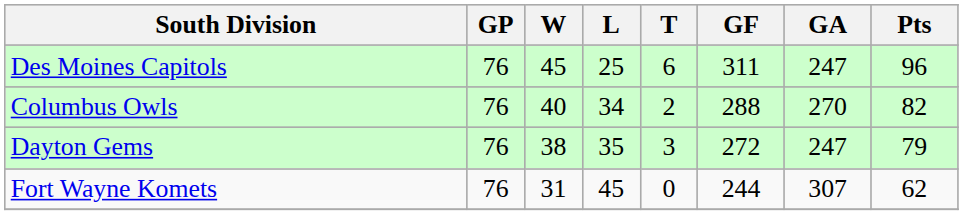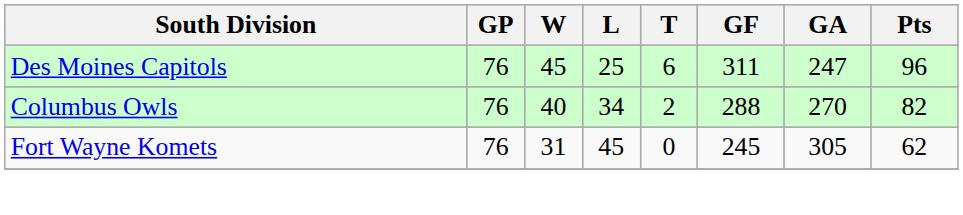- row: (82, 147)
(741, 188) 244 -> (741, 147) 245
(828, 188) 307 -> (828, 147) 305
